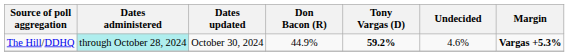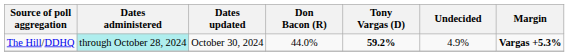(304, 42) 44.9% -> (304, 42) 44.0%
(458, 42) 4.6% -> (458, 42) 4.9%
